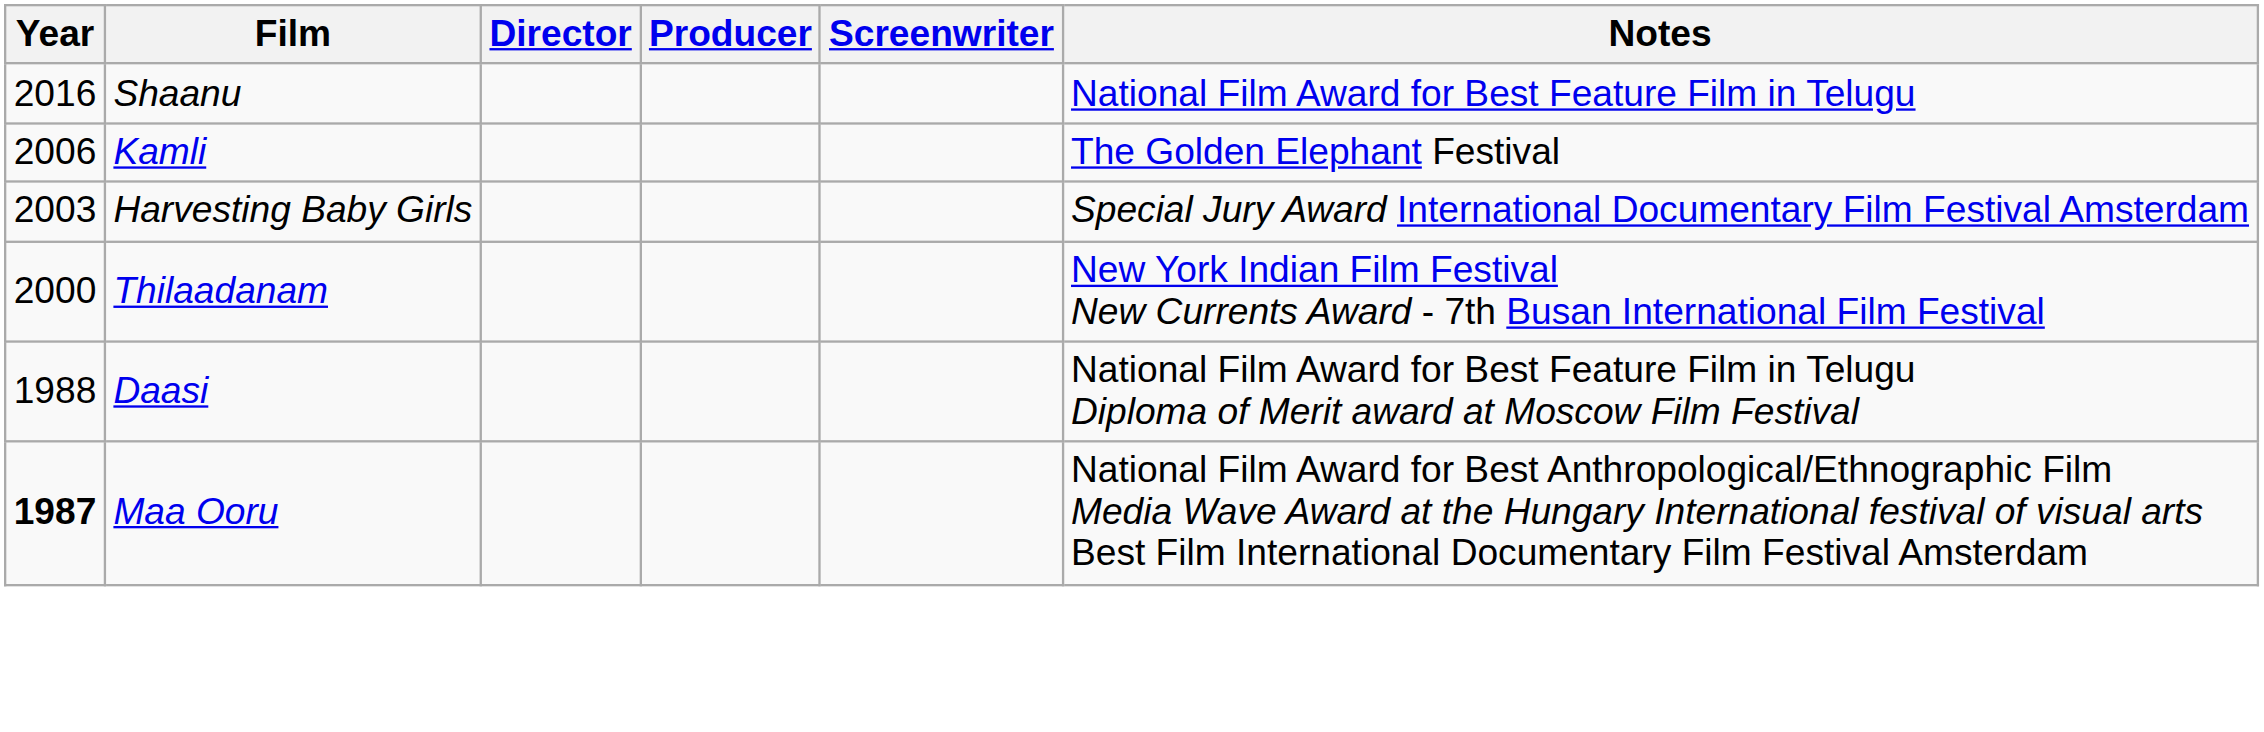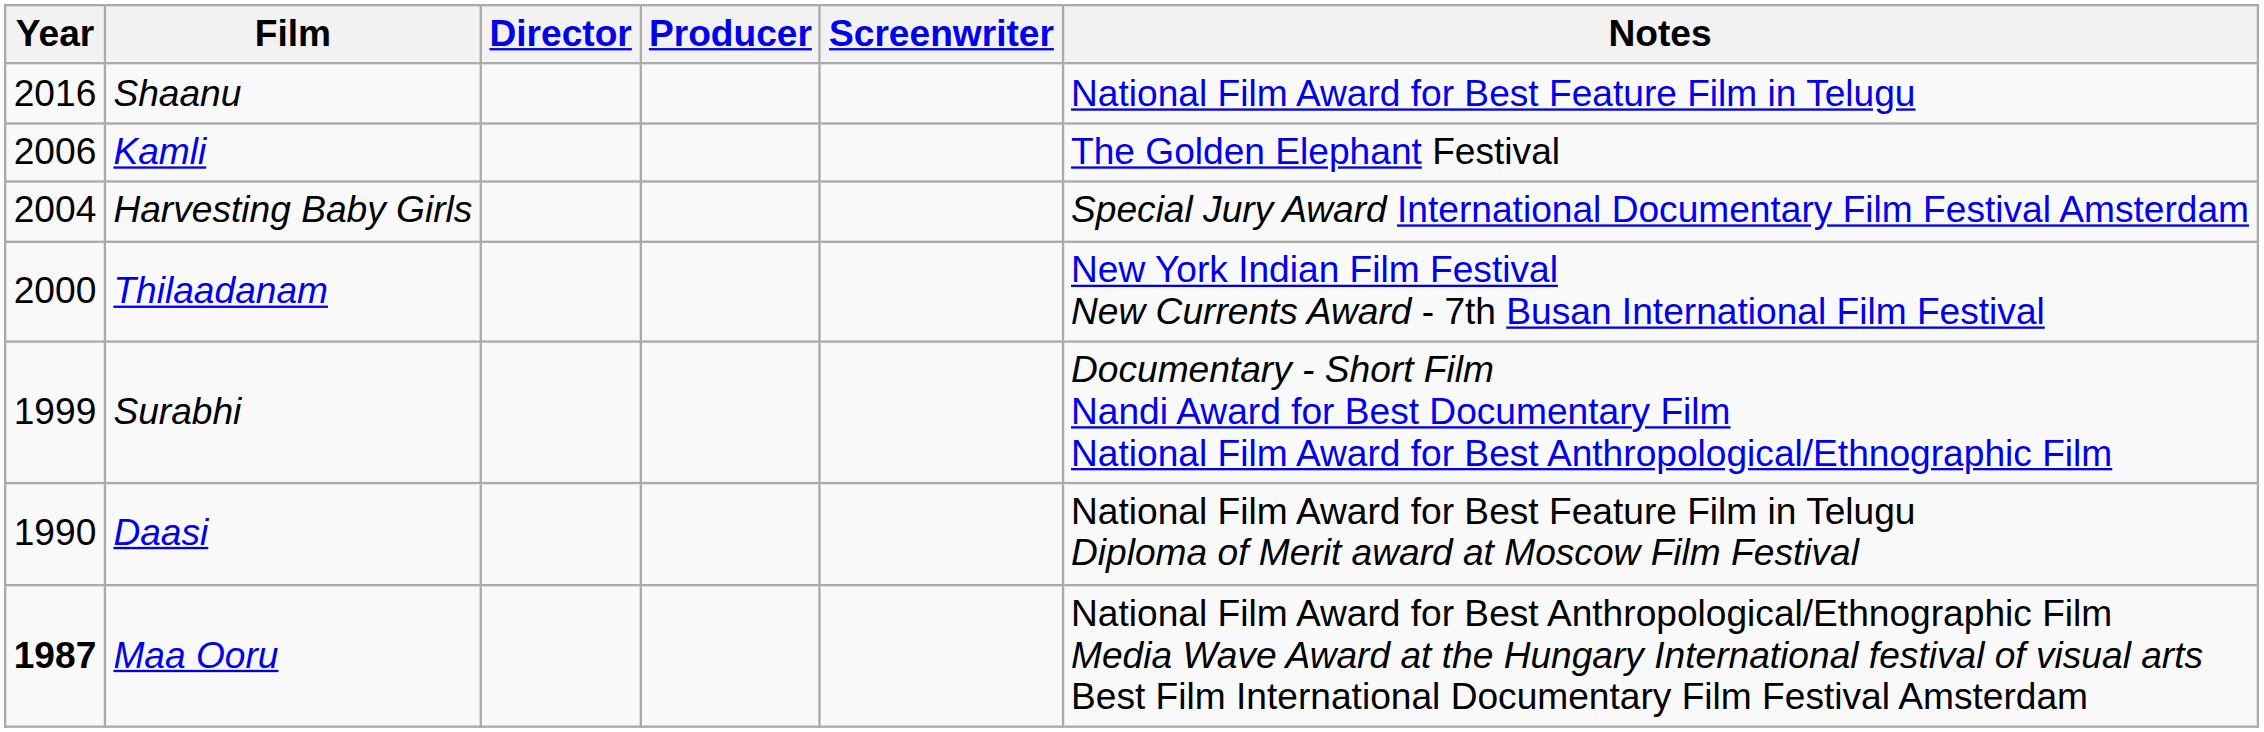(55, 210) 2003 -> (55, 210) 2004
+ row: (177, 411)
(55, 390) 1988 -> (55, 533) 1990
